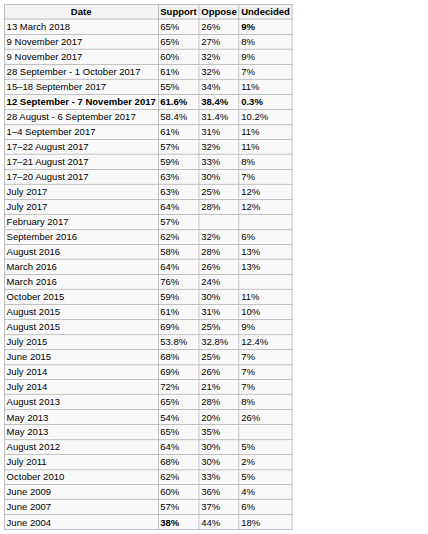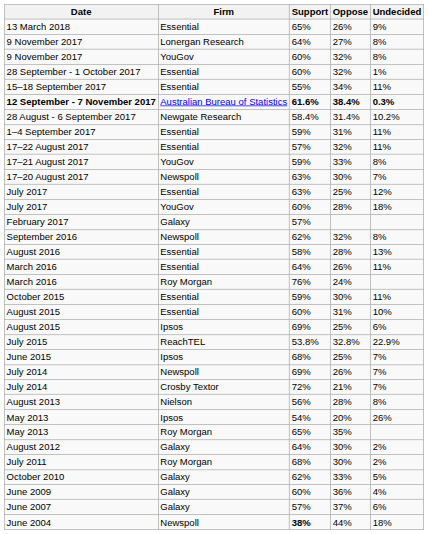+ column: (224, 11)
(248, 26) bold -> (380, 26) normal
(170, 41) 65% -> (301, 41) 64%
(248, 56) 9% -> (380, 56) 8%
(170, 71) 61% -> (301, 71) 60%
(248, 71) 7% -> (380, 71) 1%
(170, 131) 61% -> (301, 131) 59%
(170, 207) 64% -> (301, 207) 60%
(251, 207) 12% -> (382, 207) 18%
(248, 237) 6% -> (380, 237) 8%
(251, 267) 13% -> (382, 267) 11%
(170, 312) 61% -> (301, 312) 60%
(248, 327) 9% -> (380, 327) 6%
(255, 342) 12.4% -> (386, 342) 22.9%
(170, 402) 65% -> (301, 402) 56%
(248, 447) 5% -> (380, 447) 2%
